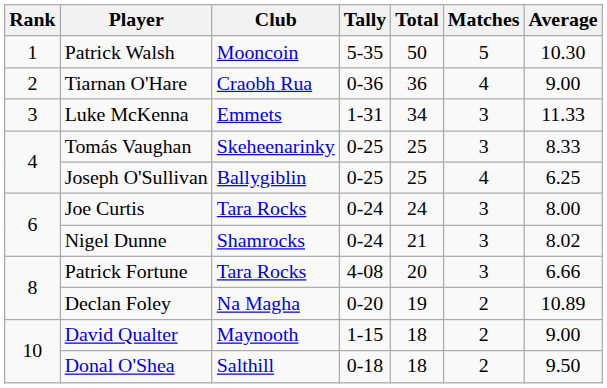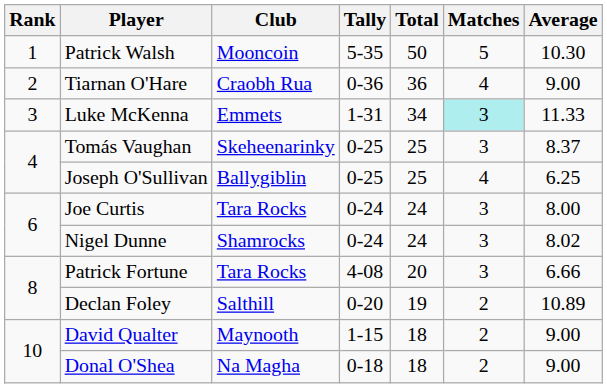(484, 114) no background -> (484, 114) paleturquoise background
(563, 146) 8.33 -> (563, 146) 8.37
(417, 240) 21 -> (417, 240) 24
(258, 303) Na Magha -> (245, 303) Salthill
(245, 366) Salthill -> (258, 366) Na Magha
(563, 366) 9.50 -> (563, 366) 9.00
